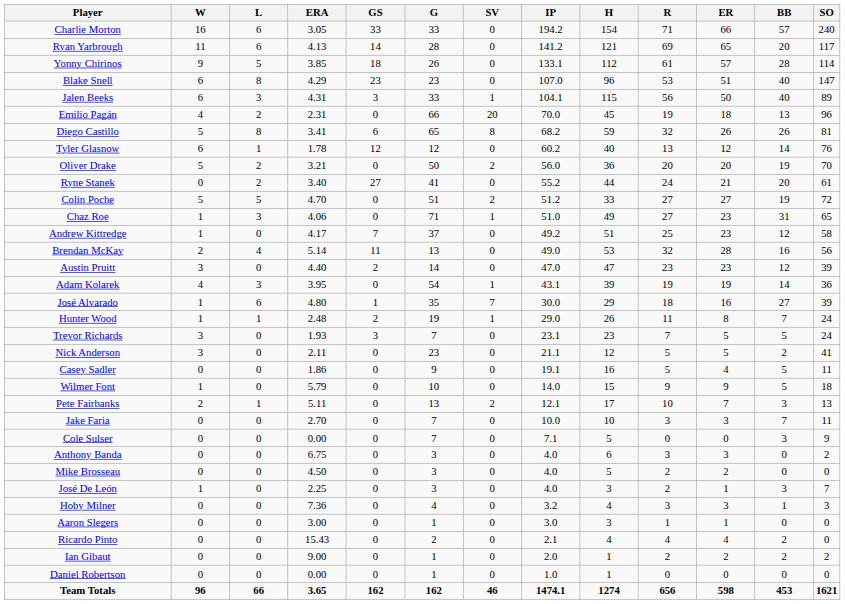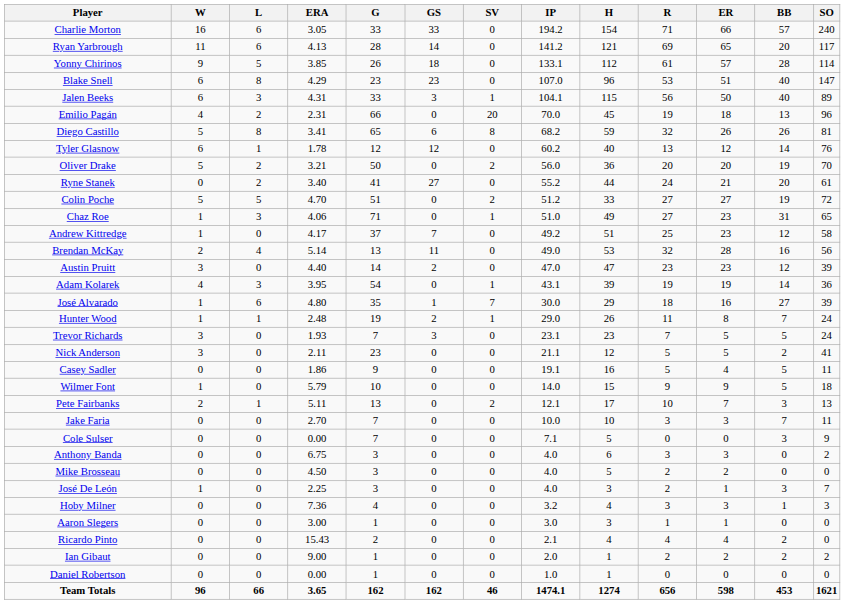columns swapped: (434, 13) <-> (375, 13)
